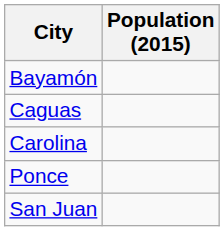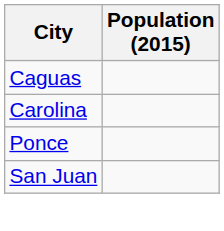- row: (53, 77)
